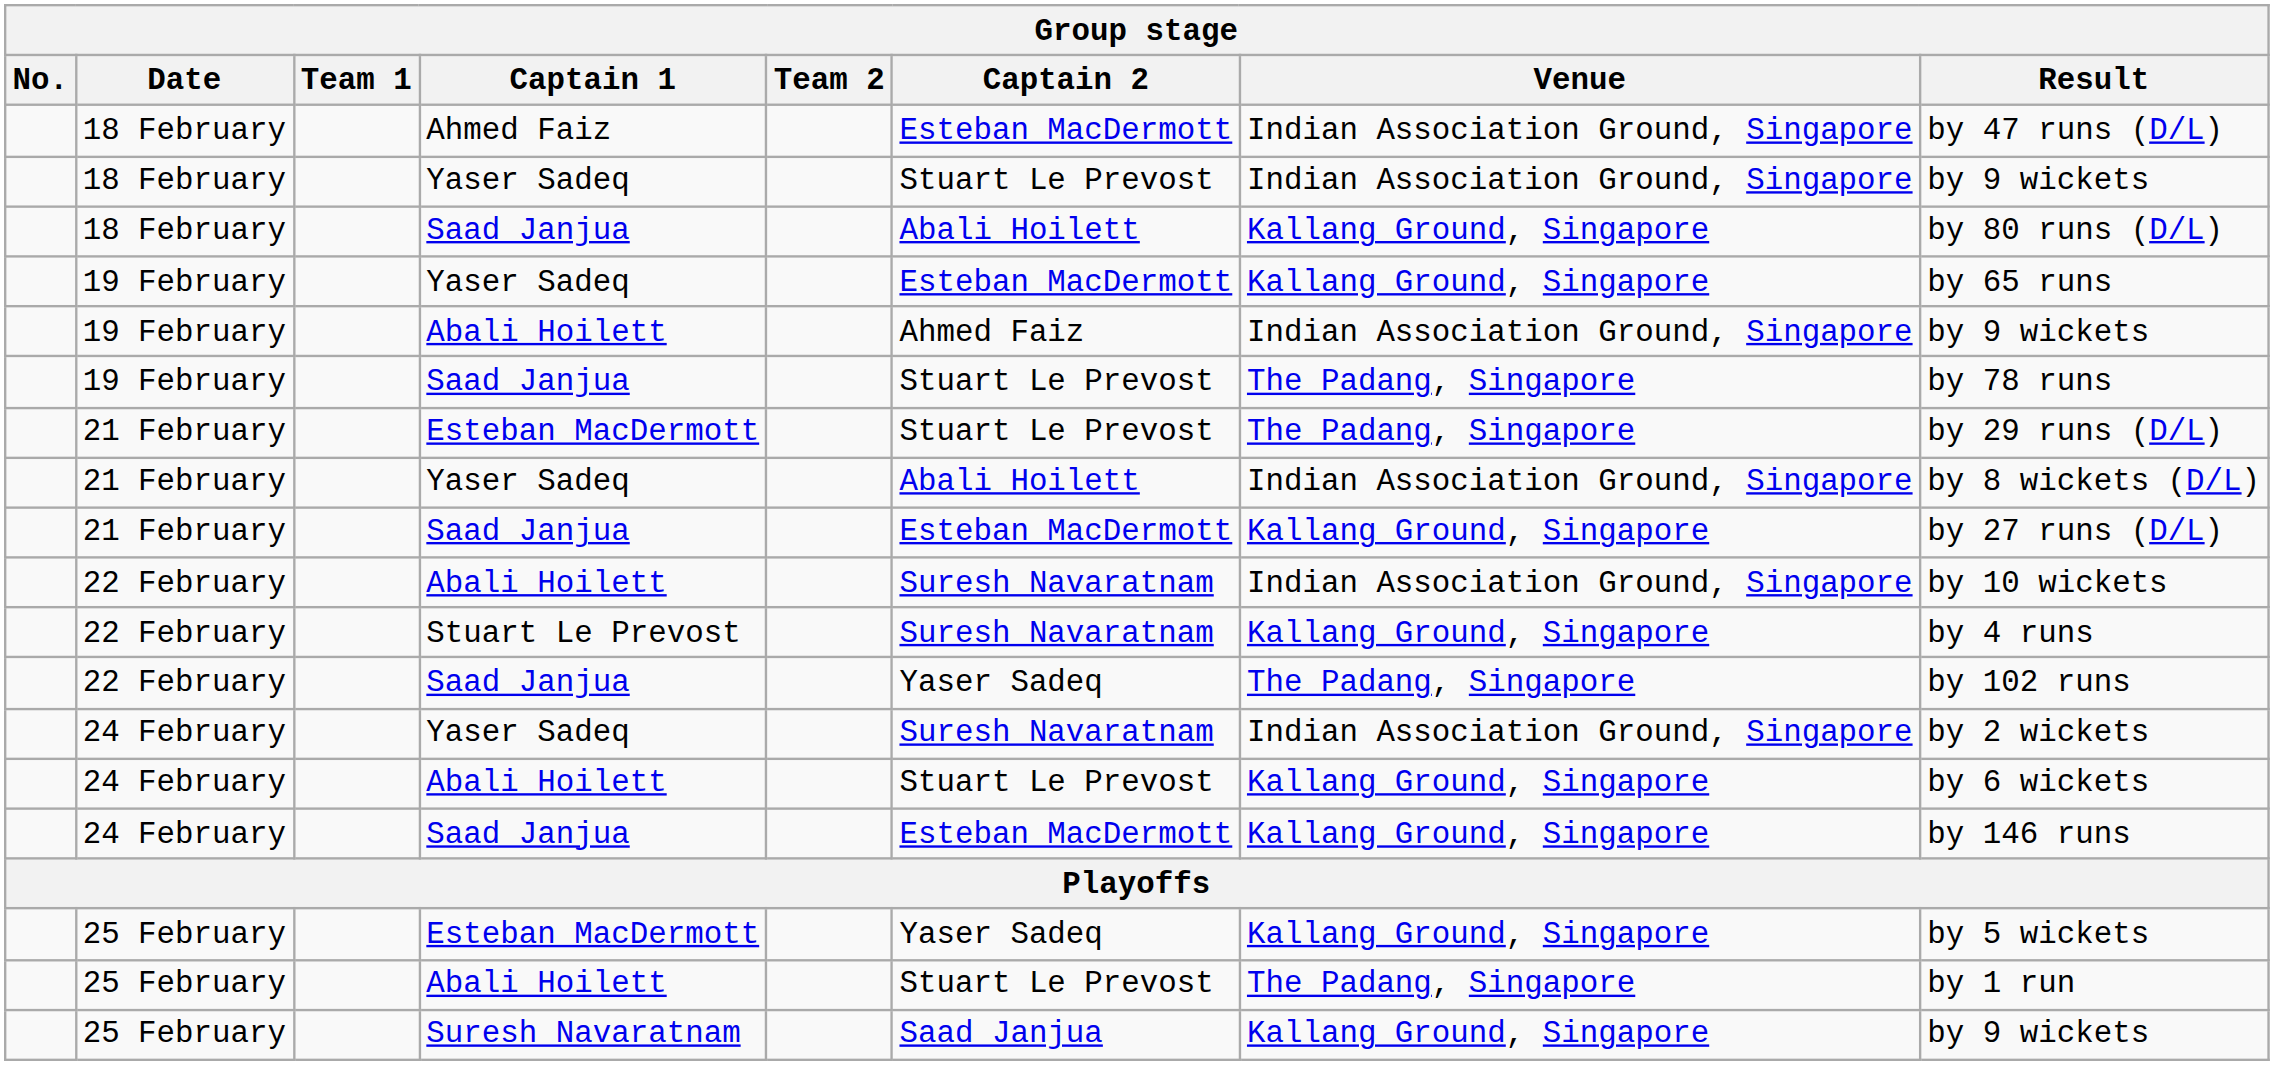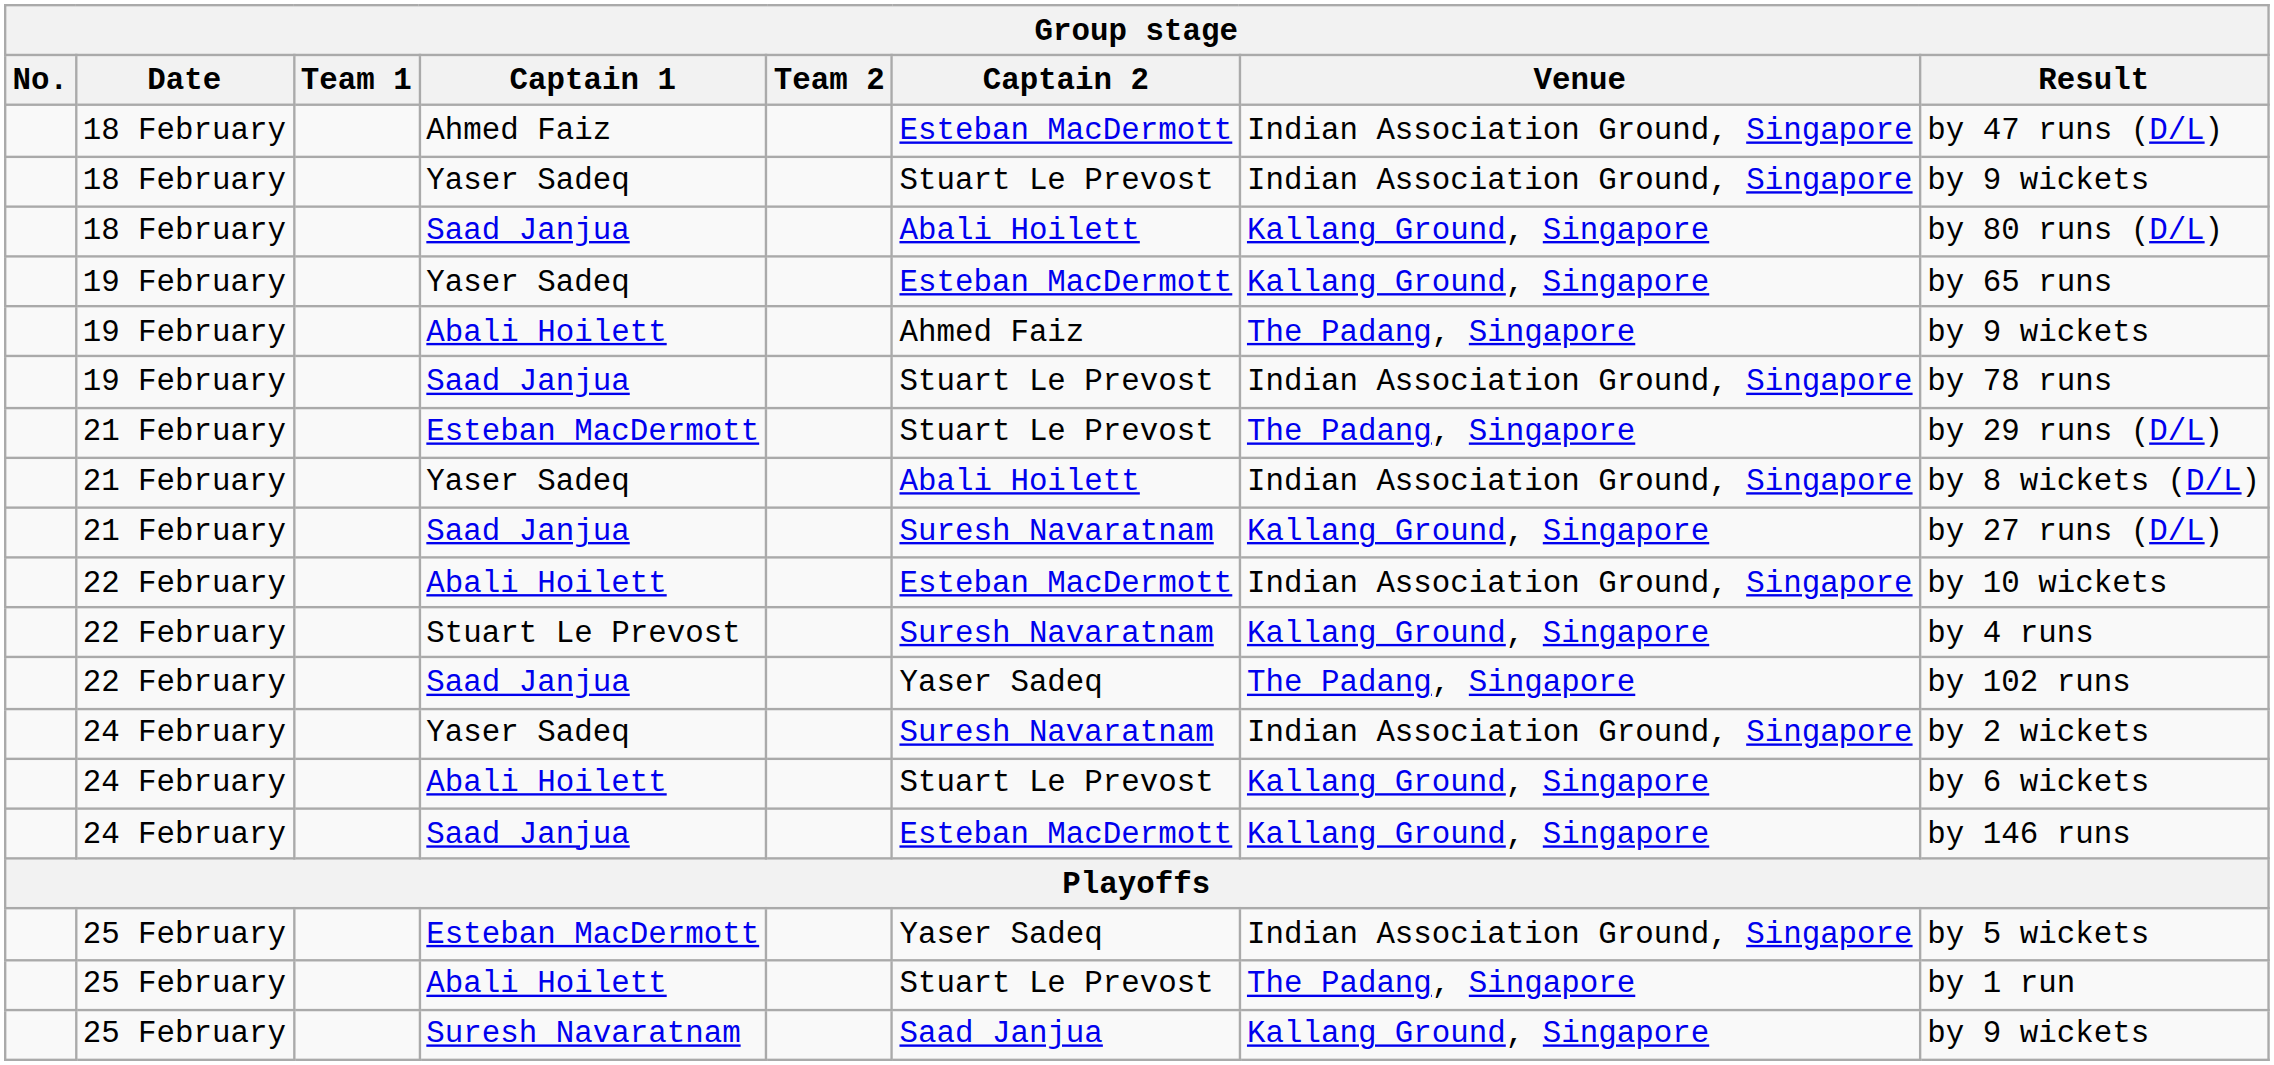(1580, 332) Indian Association Ground, Singapore -> (1441, 332) The Padang, Singapore
(1441, 382) The Padang, Singapore -> (1580, 382) Indian Association Ground, Singapore
(1066, 532) Esteban MacDermott -> (1057, 532) Suresh Navaratnam
(1057, 583) Suresh Navaratnam -> (1066, 583) Esteban MacDermott
(1478, 934) Kallang Ground, Singapore -> (1580, 934) Indian Association Ground, Singapore
